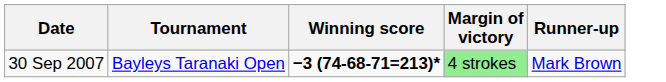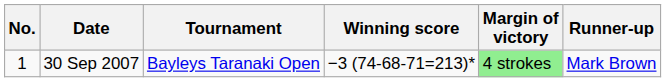+ column: (22, 28)
(366, 64) bold -> (401, 64) normal
